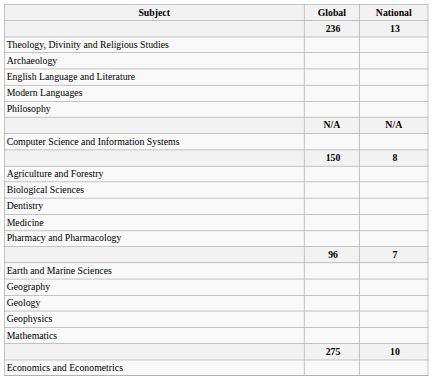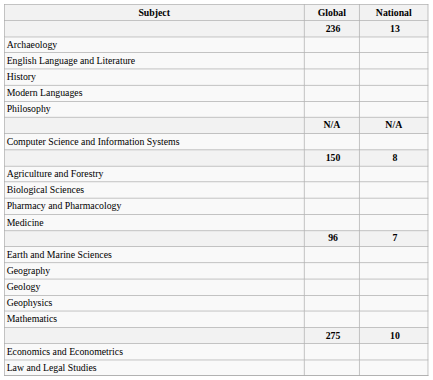- row: (88, 45)
+ row: (21, 77)
- row: (25, 206)
rows swapped: (25, 222) <-> (64, 239)
+ row: (52, 368)
